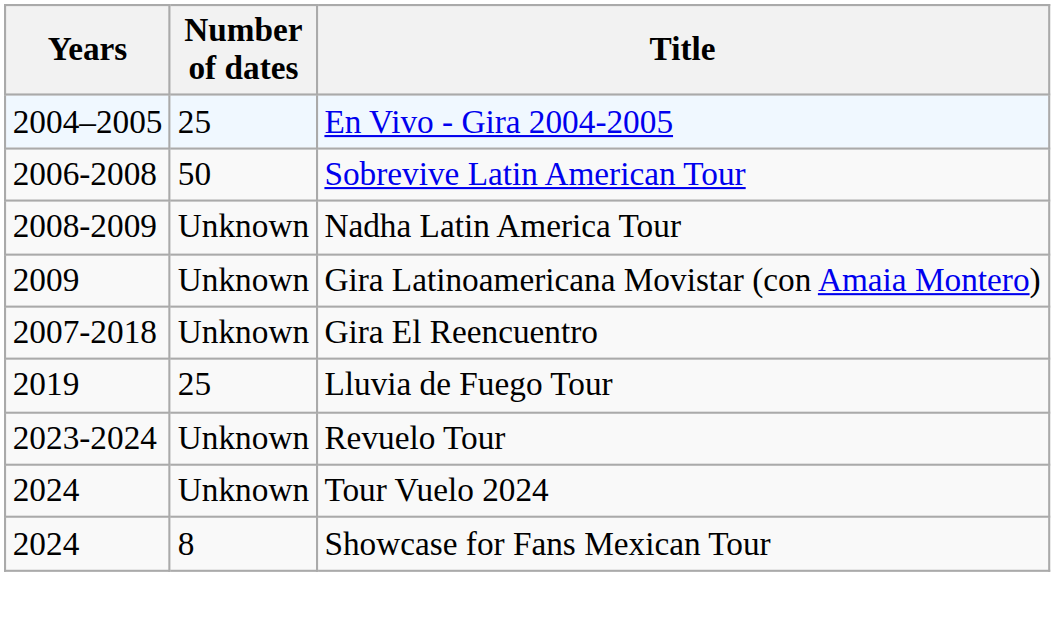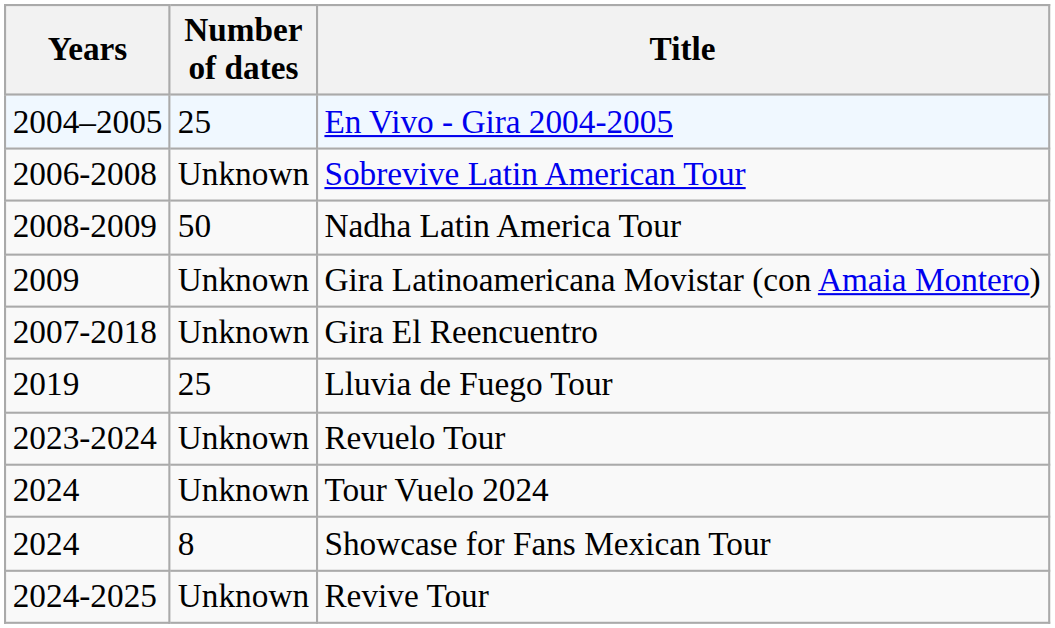(194, 173) 50 -> (243, 173) Unknown
(243, 226) Unknown -> (194, 226) 50
+ row: (407, 596)
